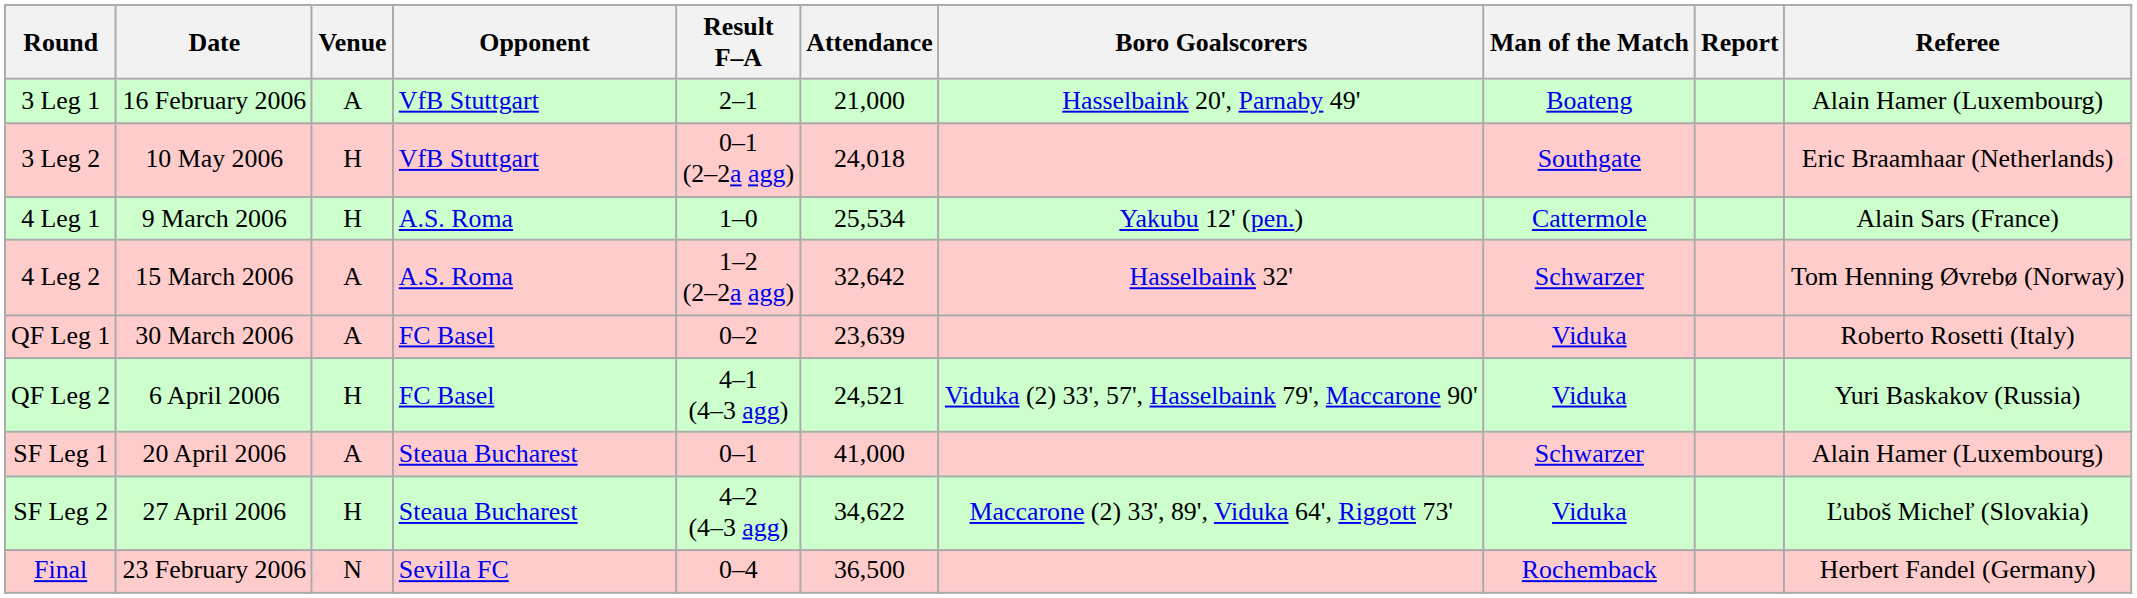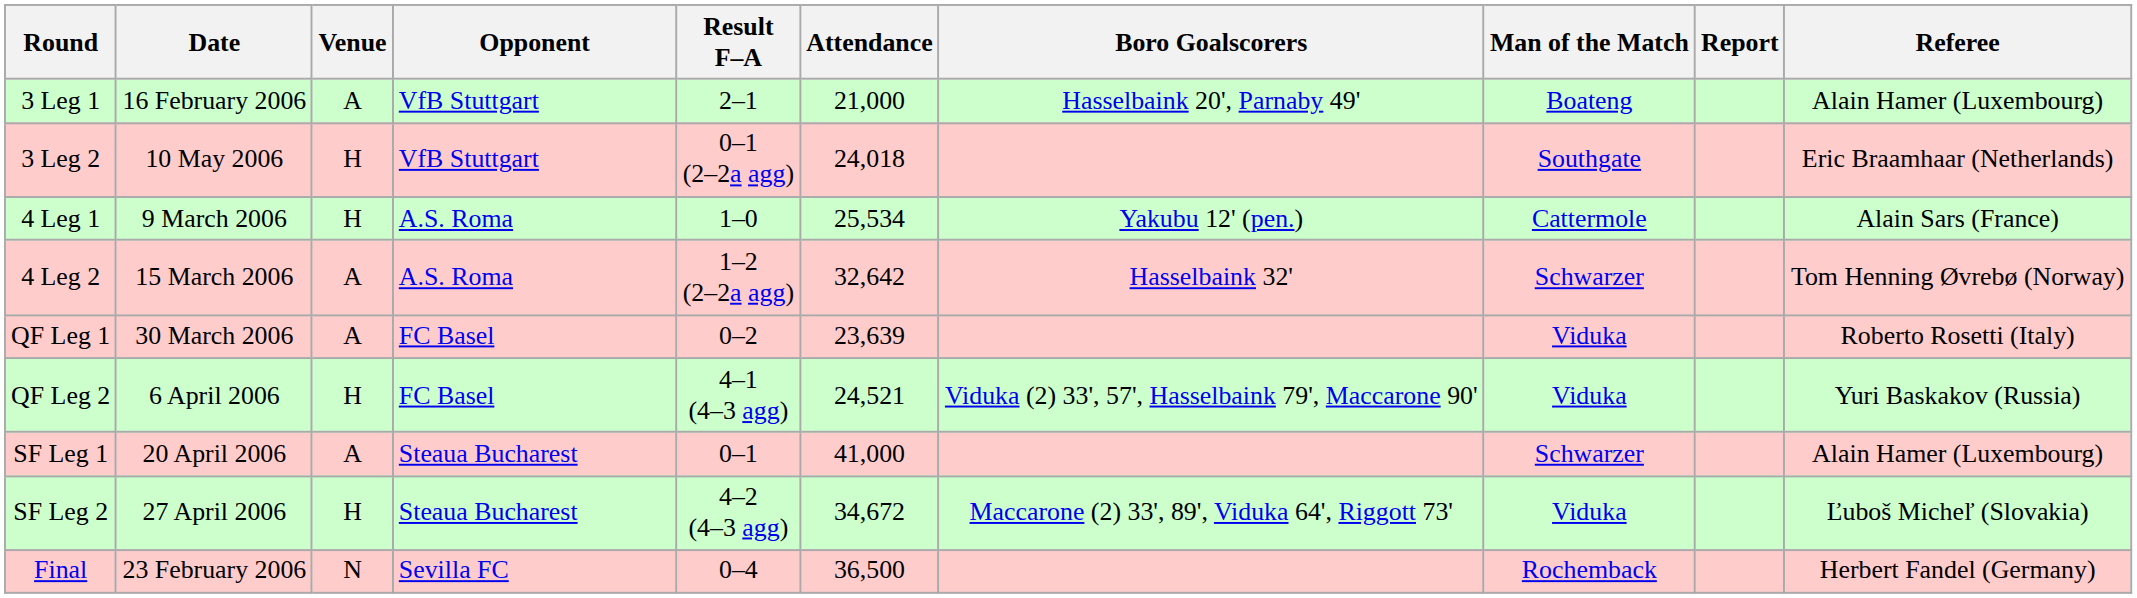(869, 512) 34,622 -> (869, 512) 34,672
